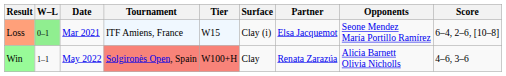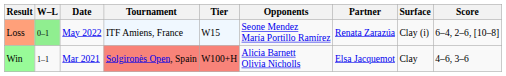columns swapped: (257, 12) <-> (386, 12)
(81, 32) Mar 2021 -> (82, 32) May 2022
(307, 32) Elsa Jacquemot -> (365, 32) Renata Zarazúa
(82, 58) May 2022 -> (81, 58) Mar 2021
(307, 58) Renata Zarazúa -> (365, 58) Elsa Jacquemot
